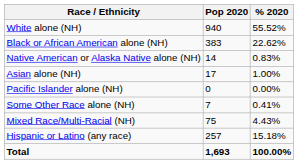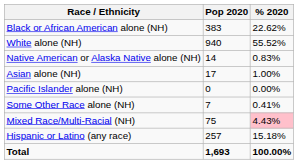rows swapped: (44, 27) <-> (87, 43)
(266, 120) no background -> (266, 120) pink background
